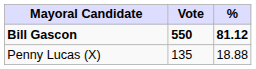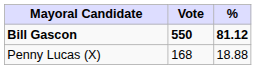(182, 54) 135 -> (182, 54) 168
